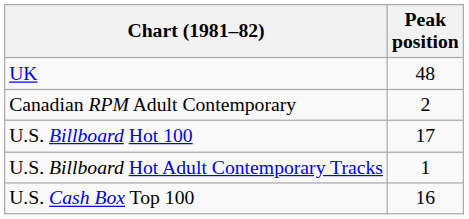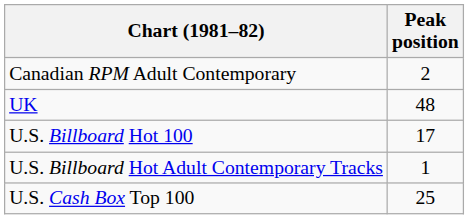rows swapped: (153, 104) <-> (23, 73)
(425, 198) 16 -> (425, 198) 25
